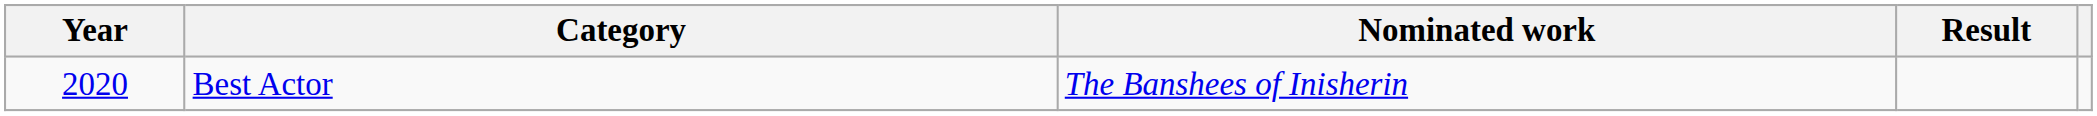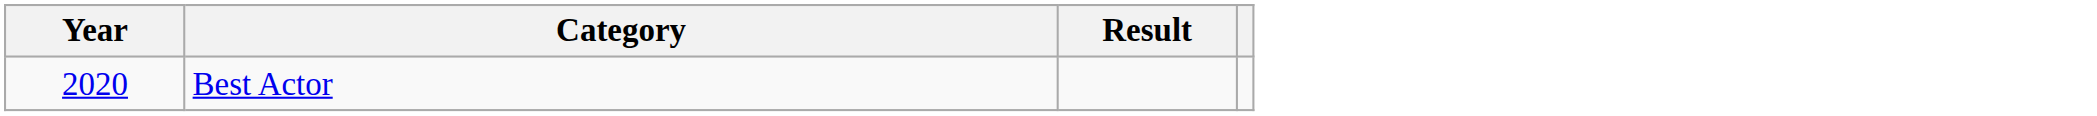- column: (1477, 30)
